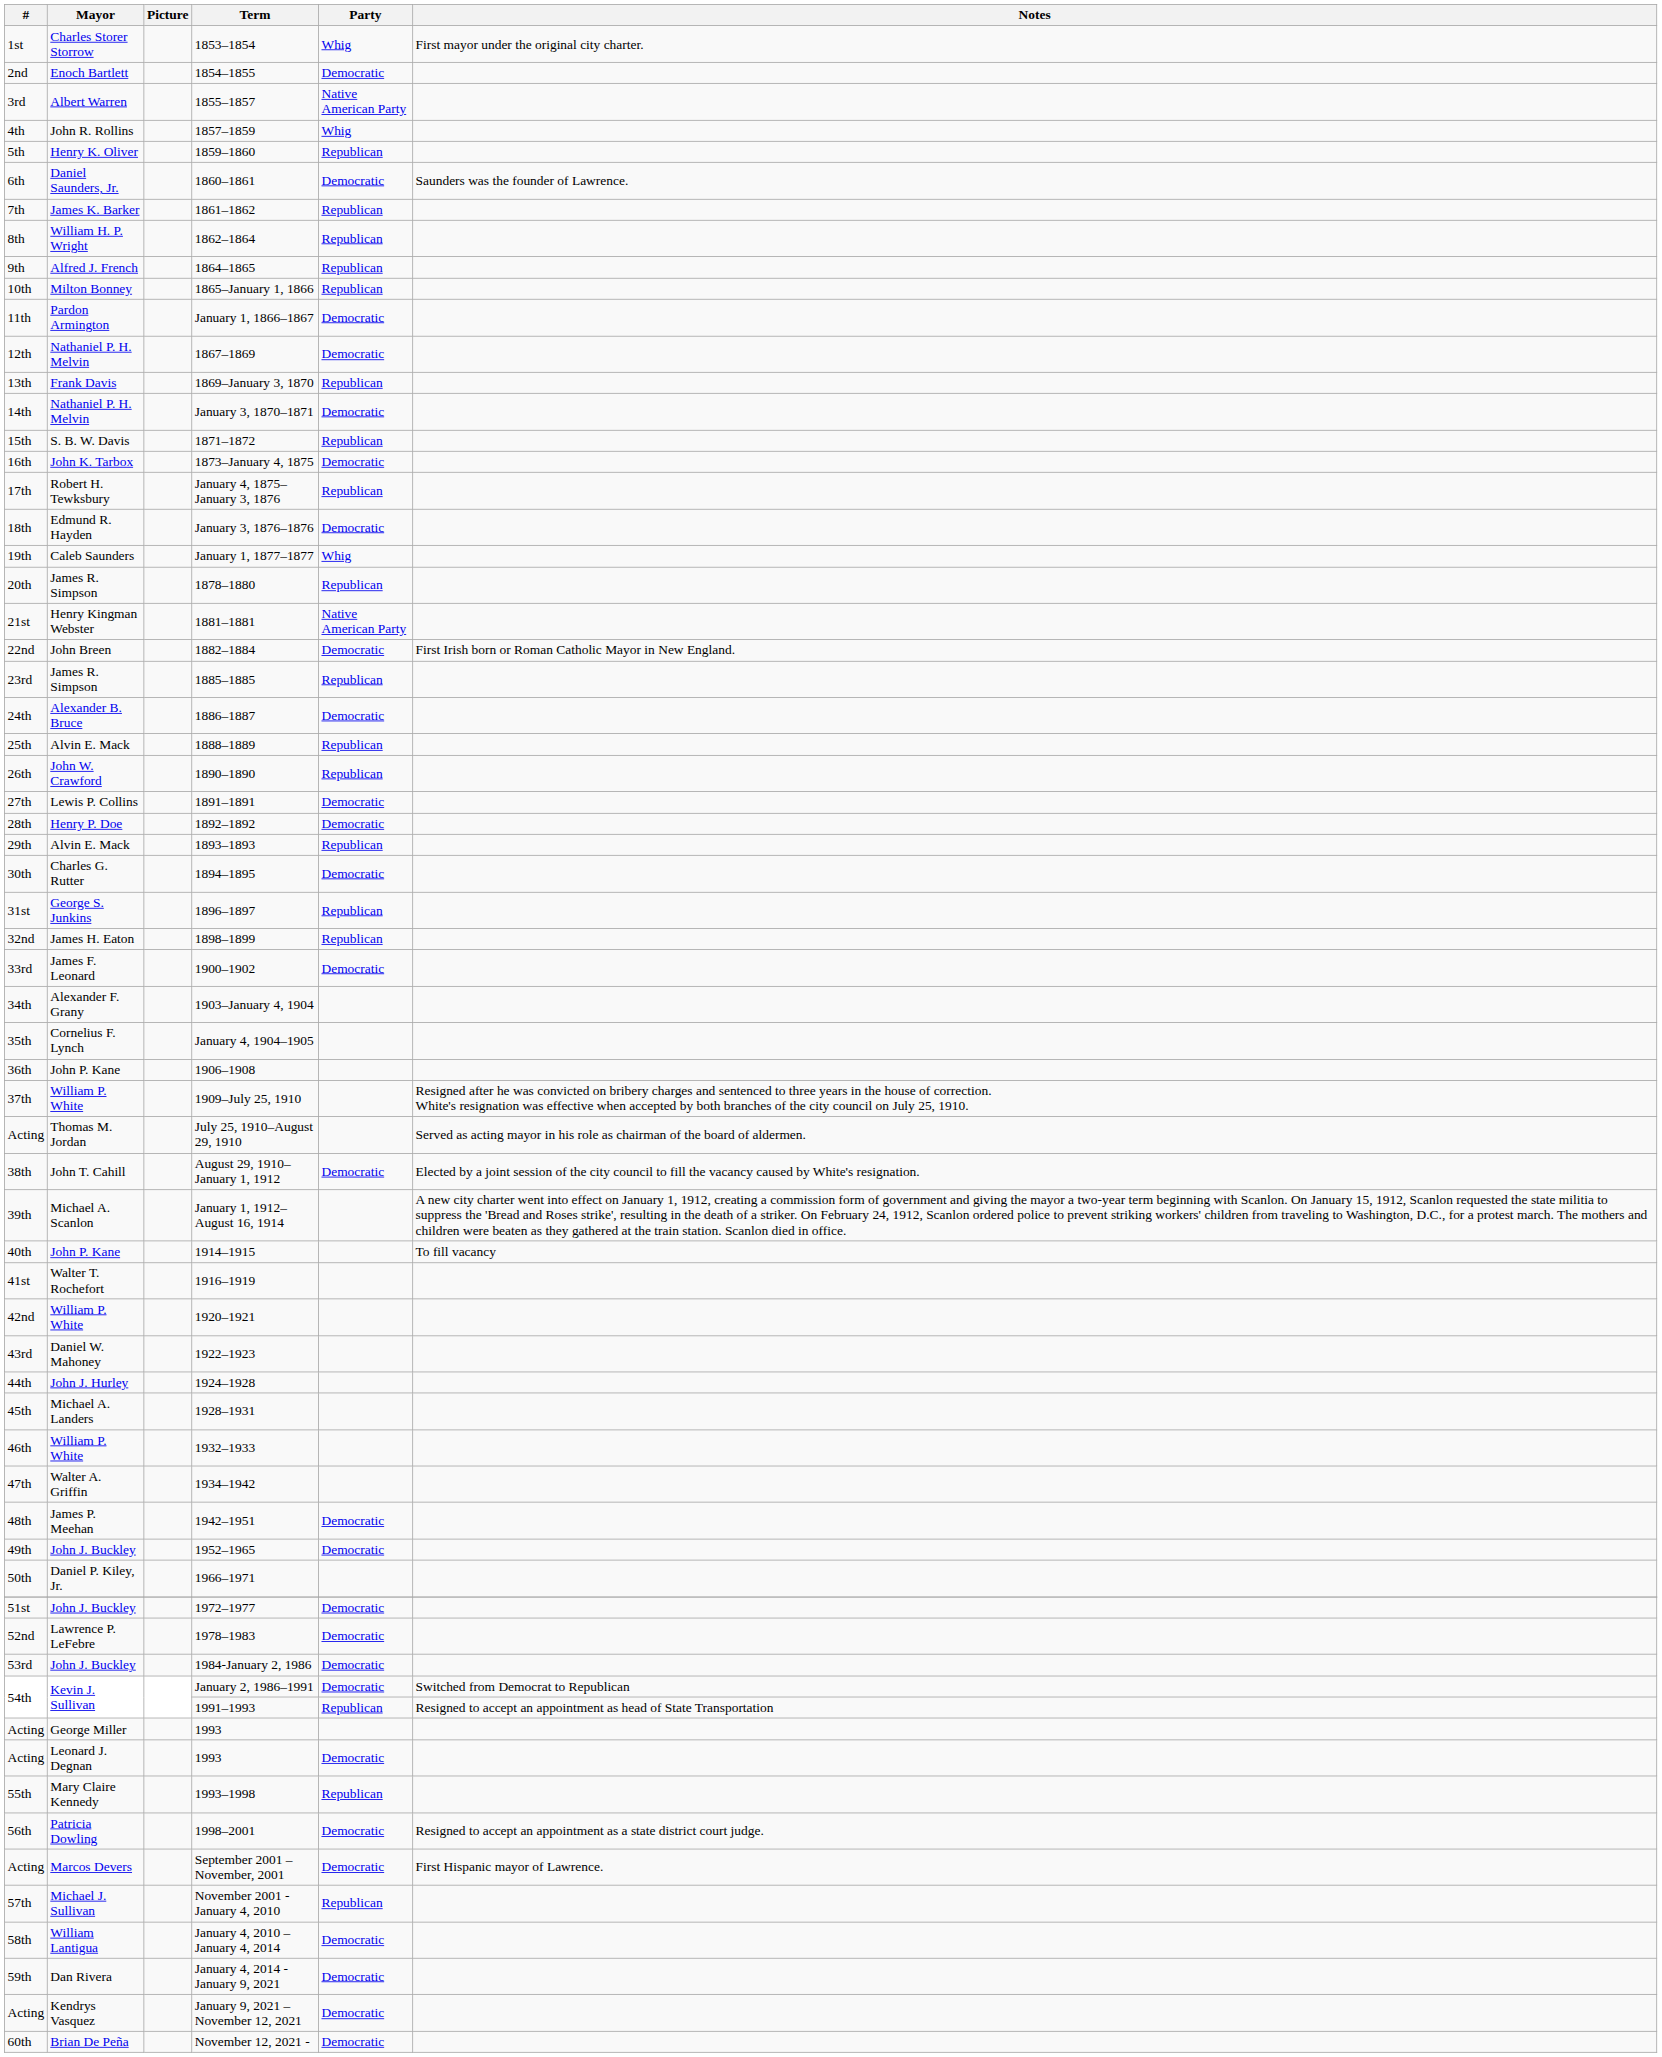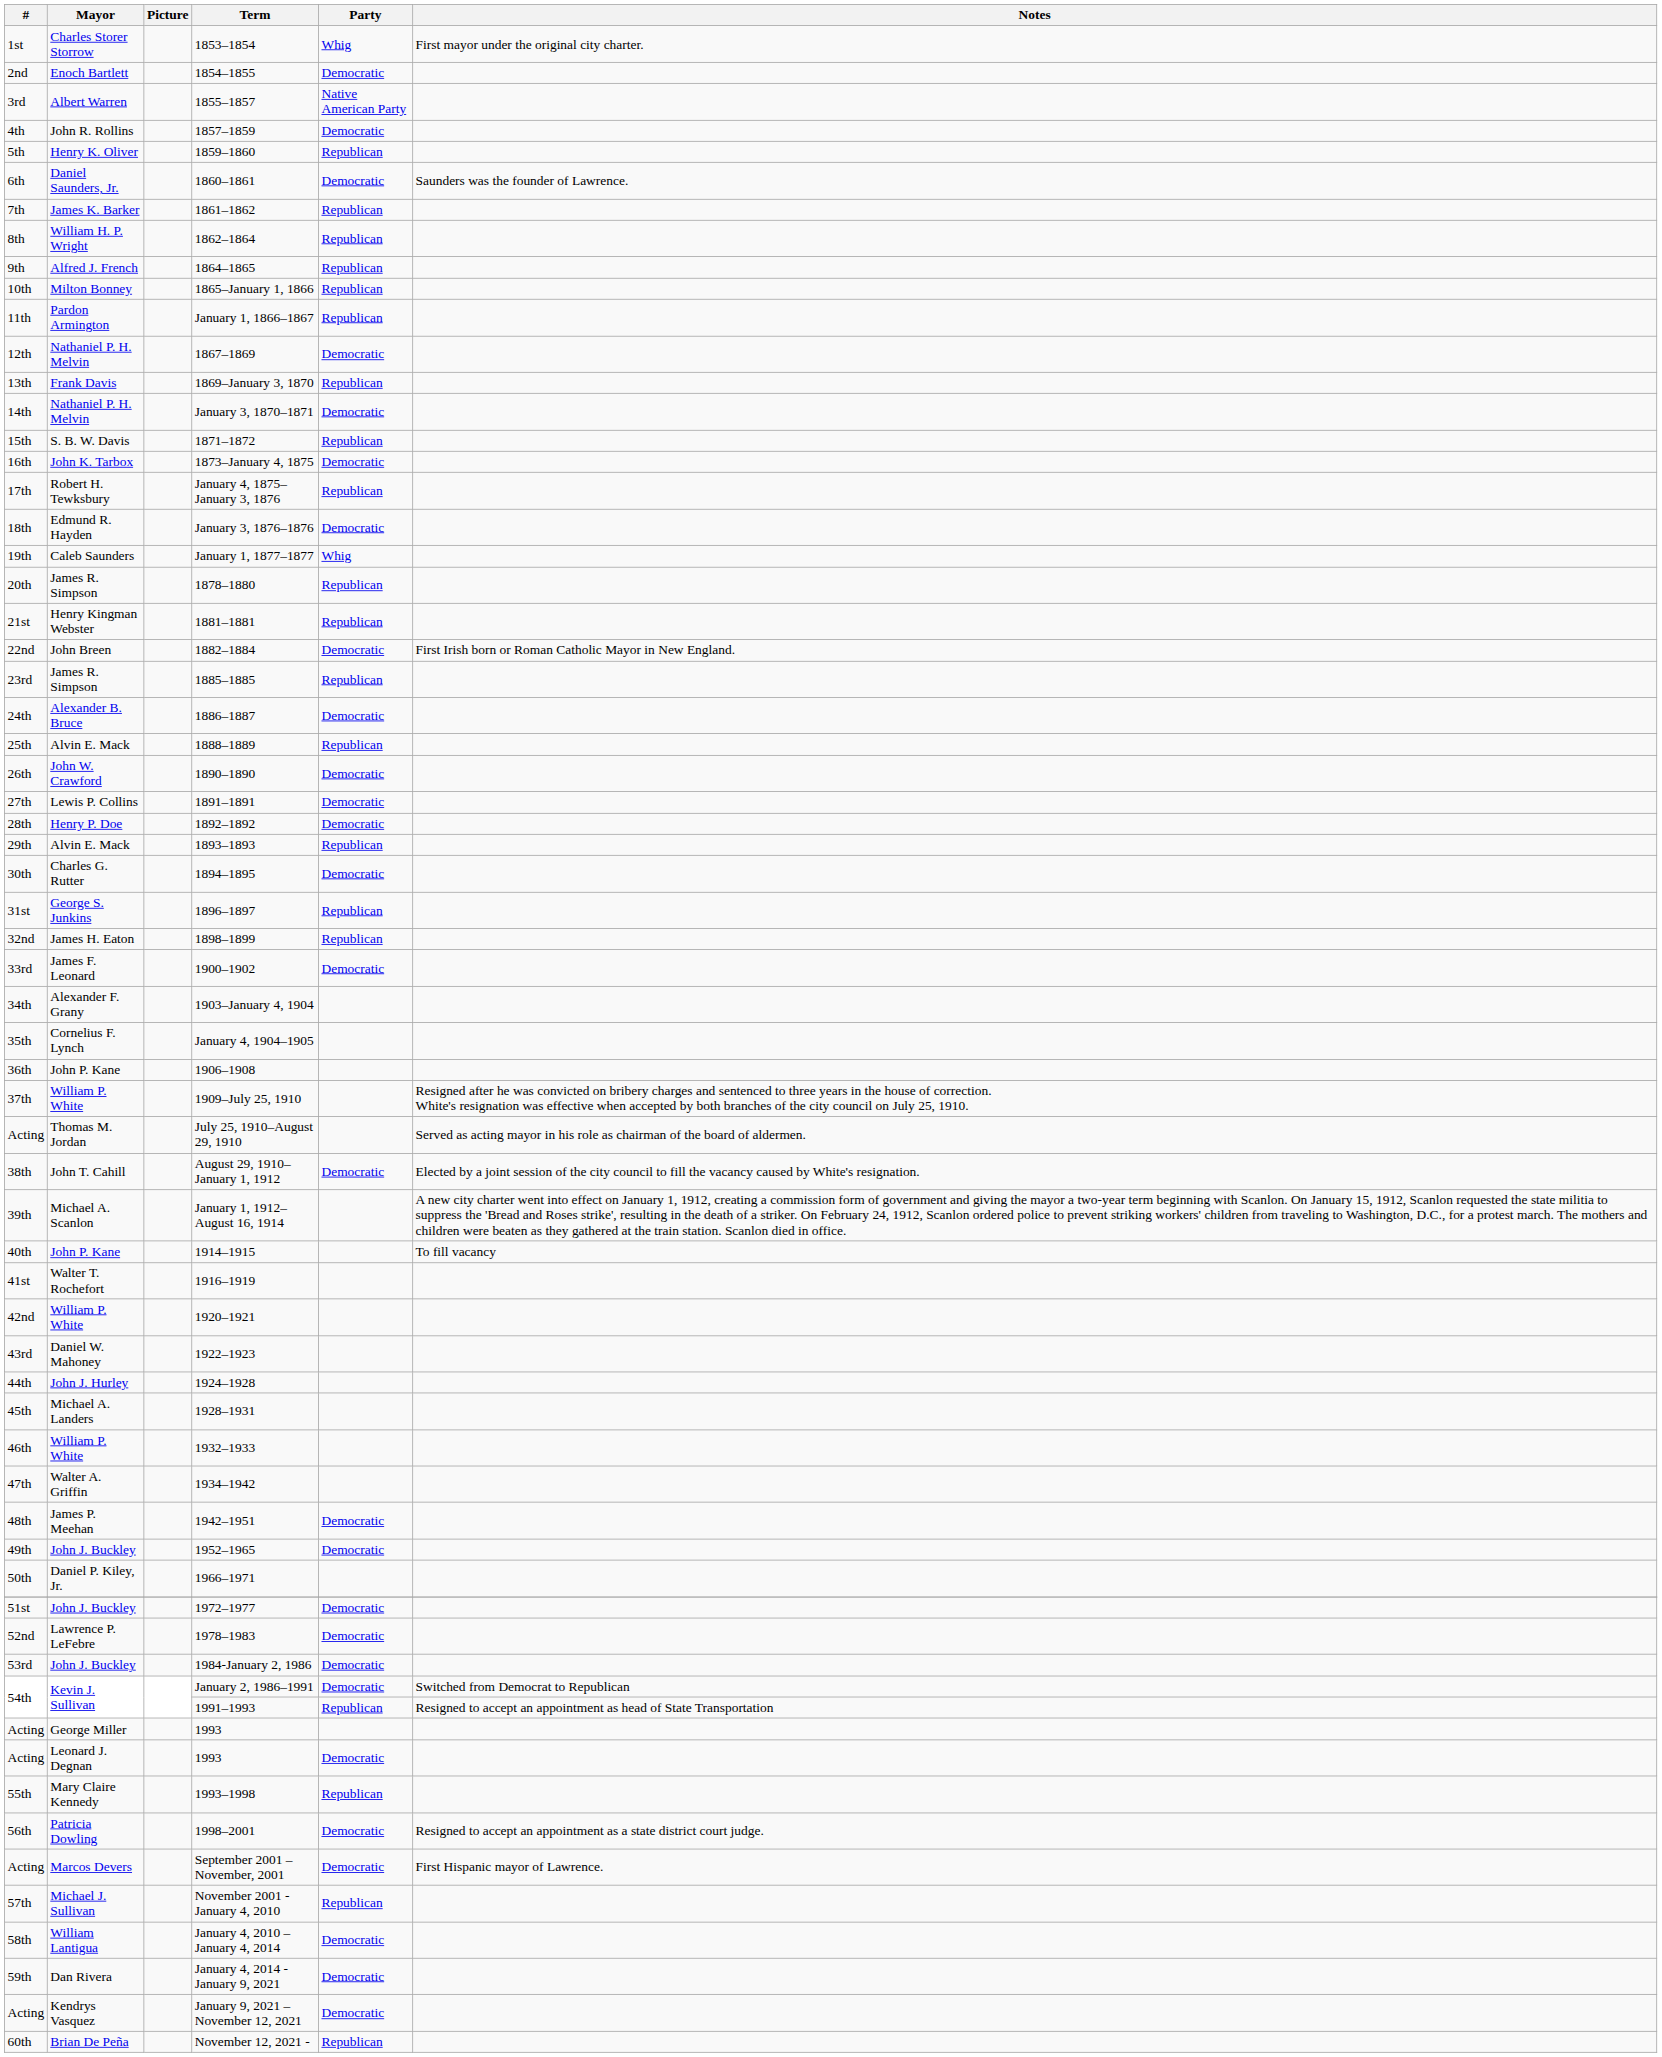(336, 130) Whig -> (353, 130) Democratic
(353, 317) Democratic -> (352, 317) Republican
(364, 621) Native American Party -> (352, 621) Republican
(352, 773) Republican -> (353, 773) Democratic
(353, 2041) Democratic -> (352, 2041) Republican
